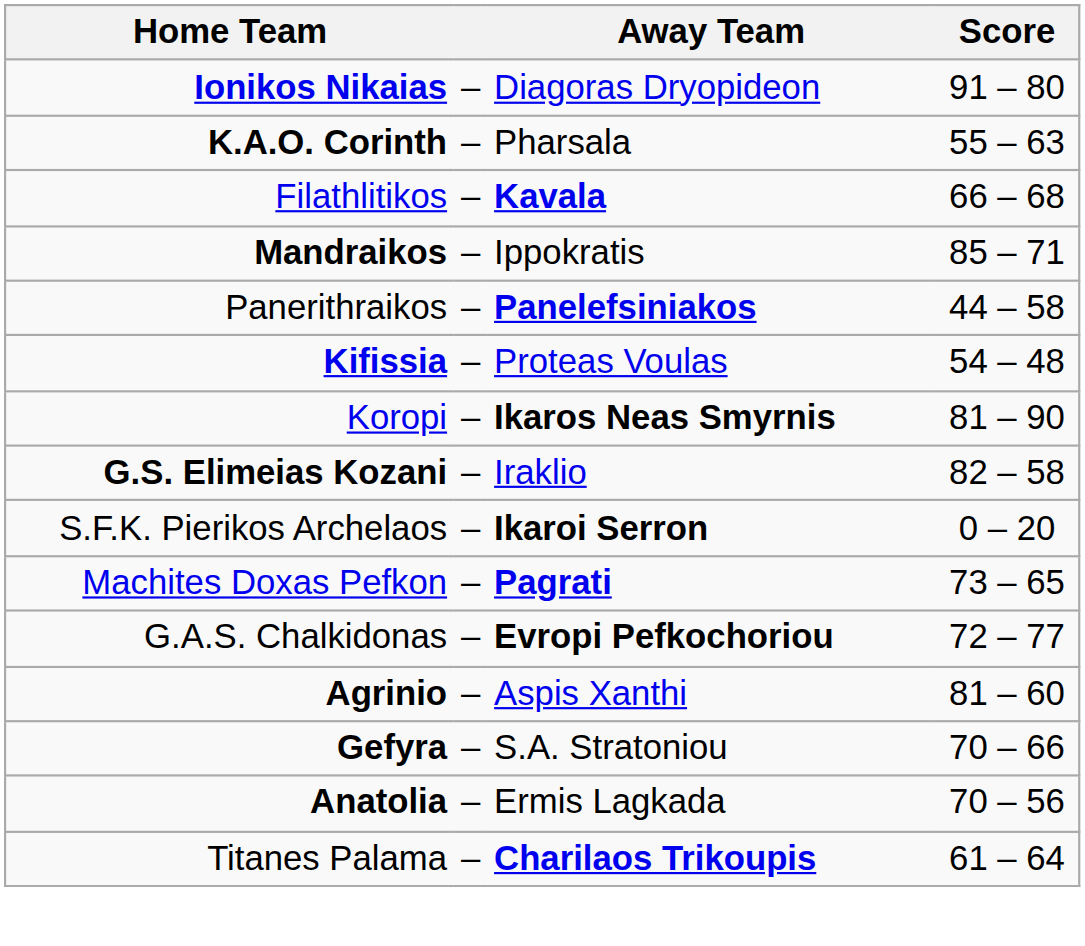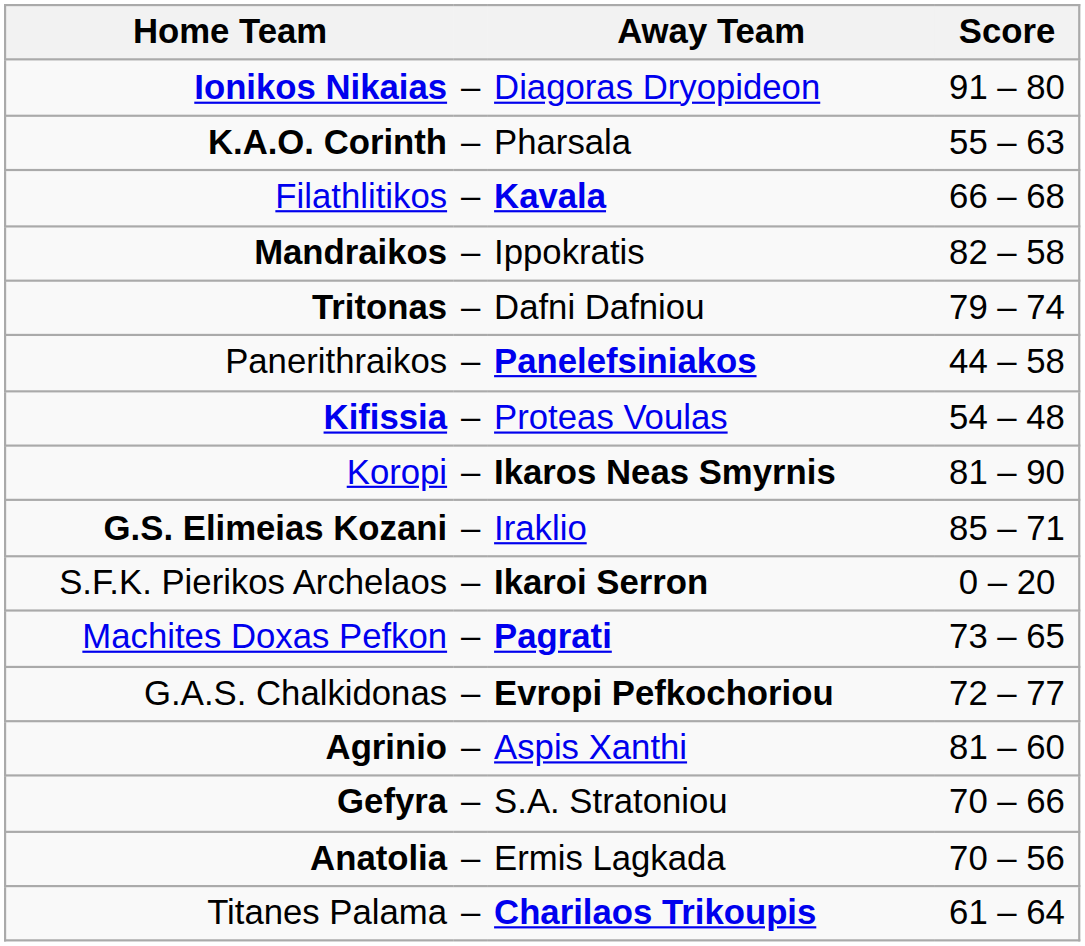(1007, 252) 85 – 71 -> (1007, 252) 82 – 58
+ row: (380, 307)
(1007, 472) 82 – 58 -> (1007, 527) 85 – 71
